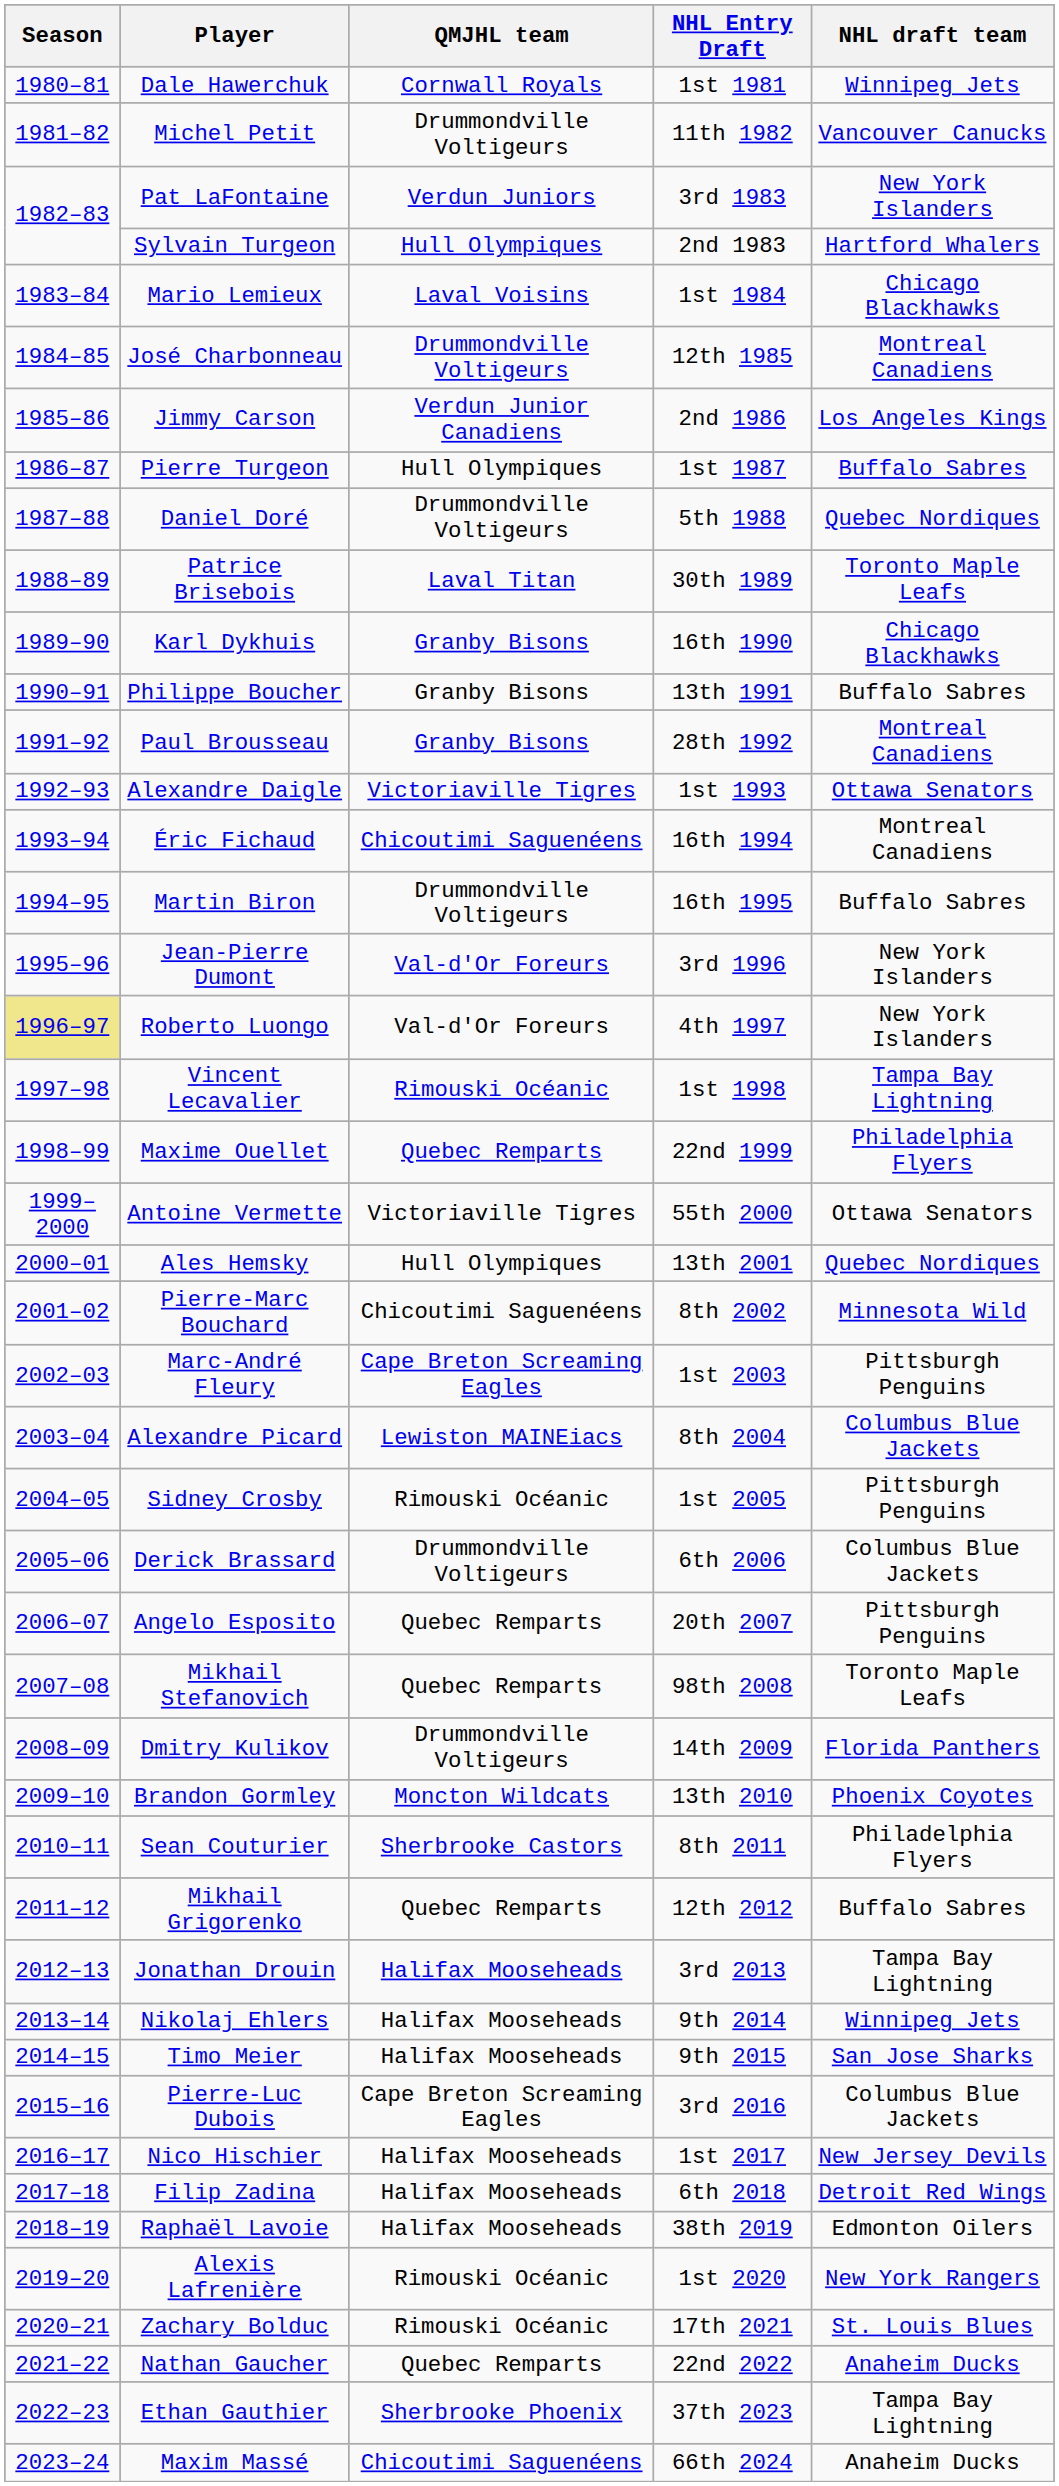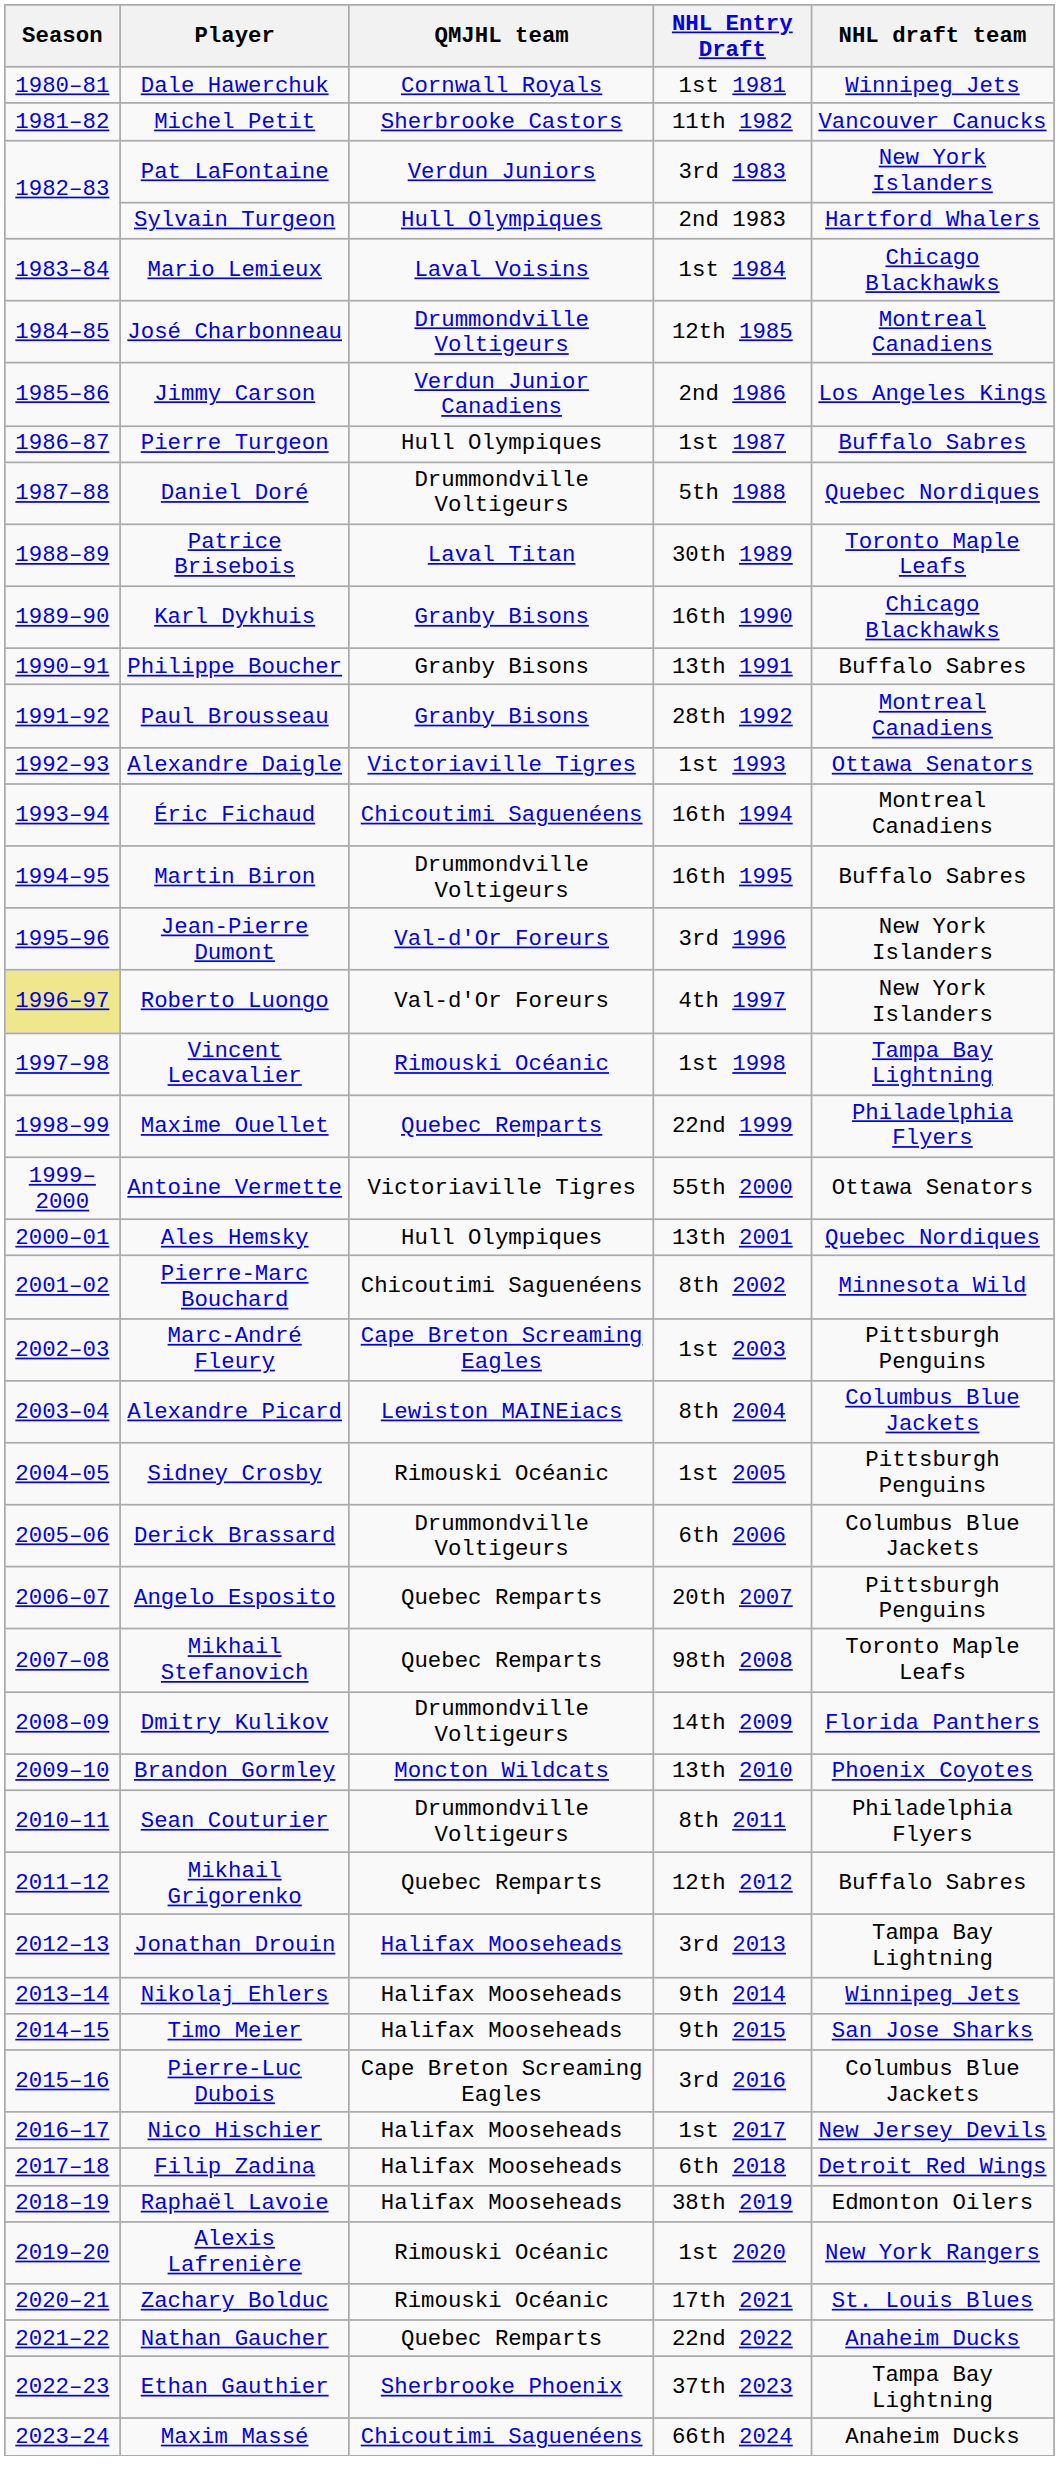(502, 135) Drummondville Voltigeurs -> (502, 122) Sherbrooke Castors
(502, 1847) Sherbrooke Castors -> (502, 1821) Drummondville Voltigeurs
